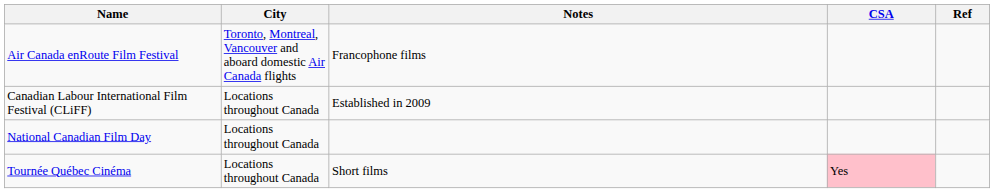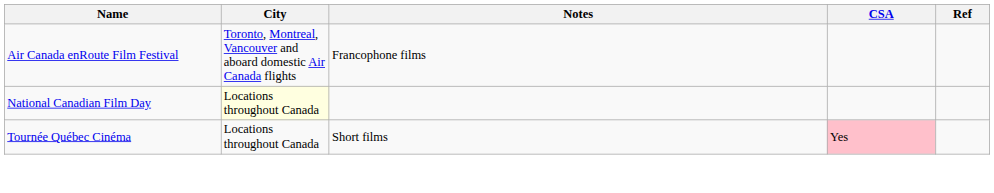- row: (97, 103)
(271, 136) no background -> (271, 103) lightyellow background
